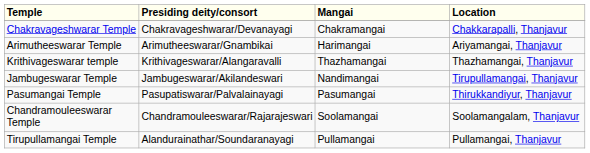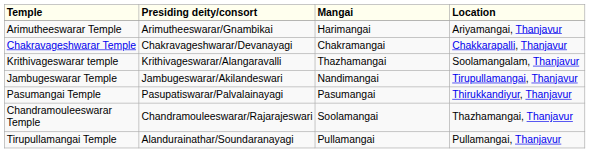rows swapped: (71, 29) <-> (64, 45)
(513, 62) Thazhamangai, Thanjavur -> (516, 62) Soolamangalam, Thanjavur
(516, 117) Soolamangalam, Thanjavur -> (513, 117) Thazhamangai, Thanjavur
